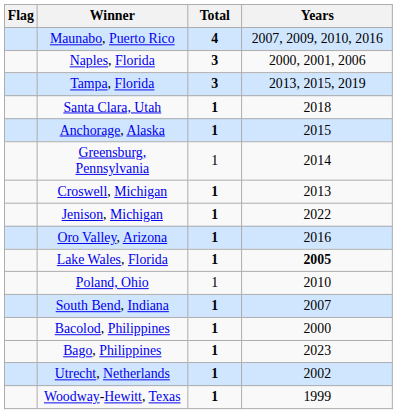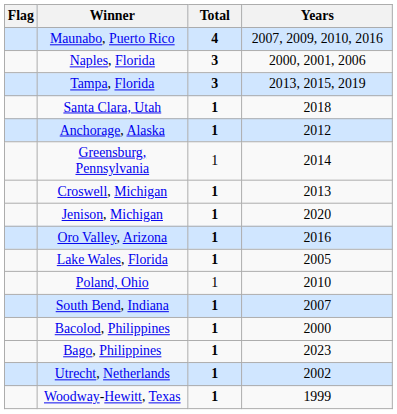(317, 130) 2015 -> (317, 130) 2012
(317, 215) 2022 -> (317, 215) 2020
(317, 260) bold -> (317, 260) normal
